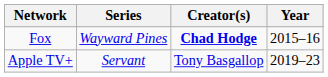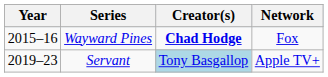columns swapped: (295, 15) <-> (40, 15)
(219, 60) no background -> (203, 60) lightblue background
